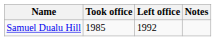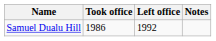(95, 28) 1985 -> (95, 28) 1986
